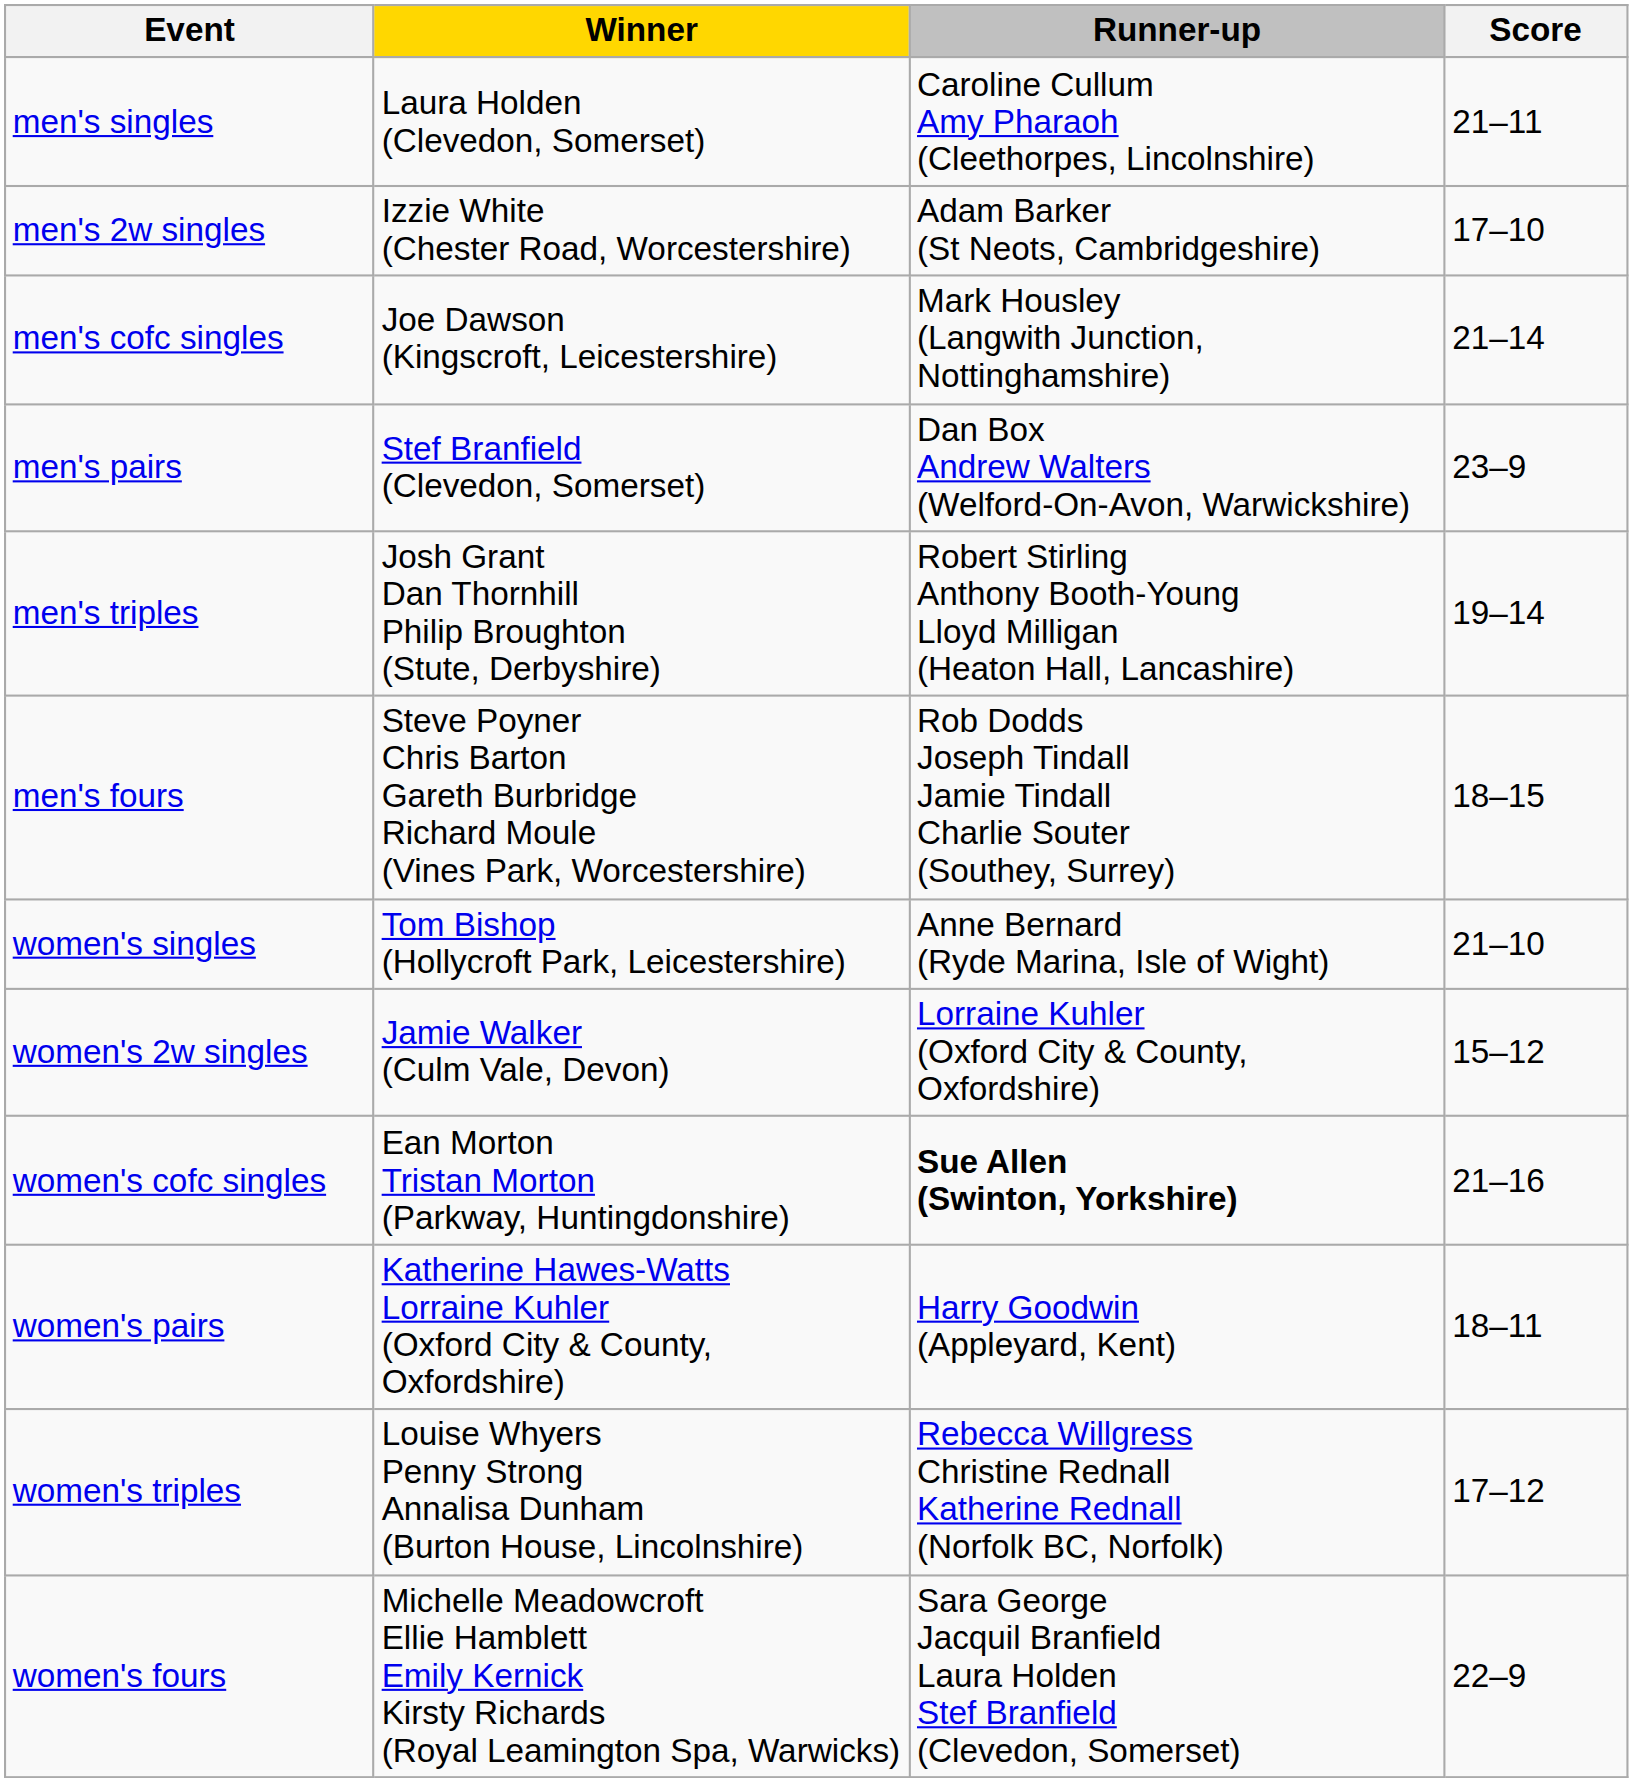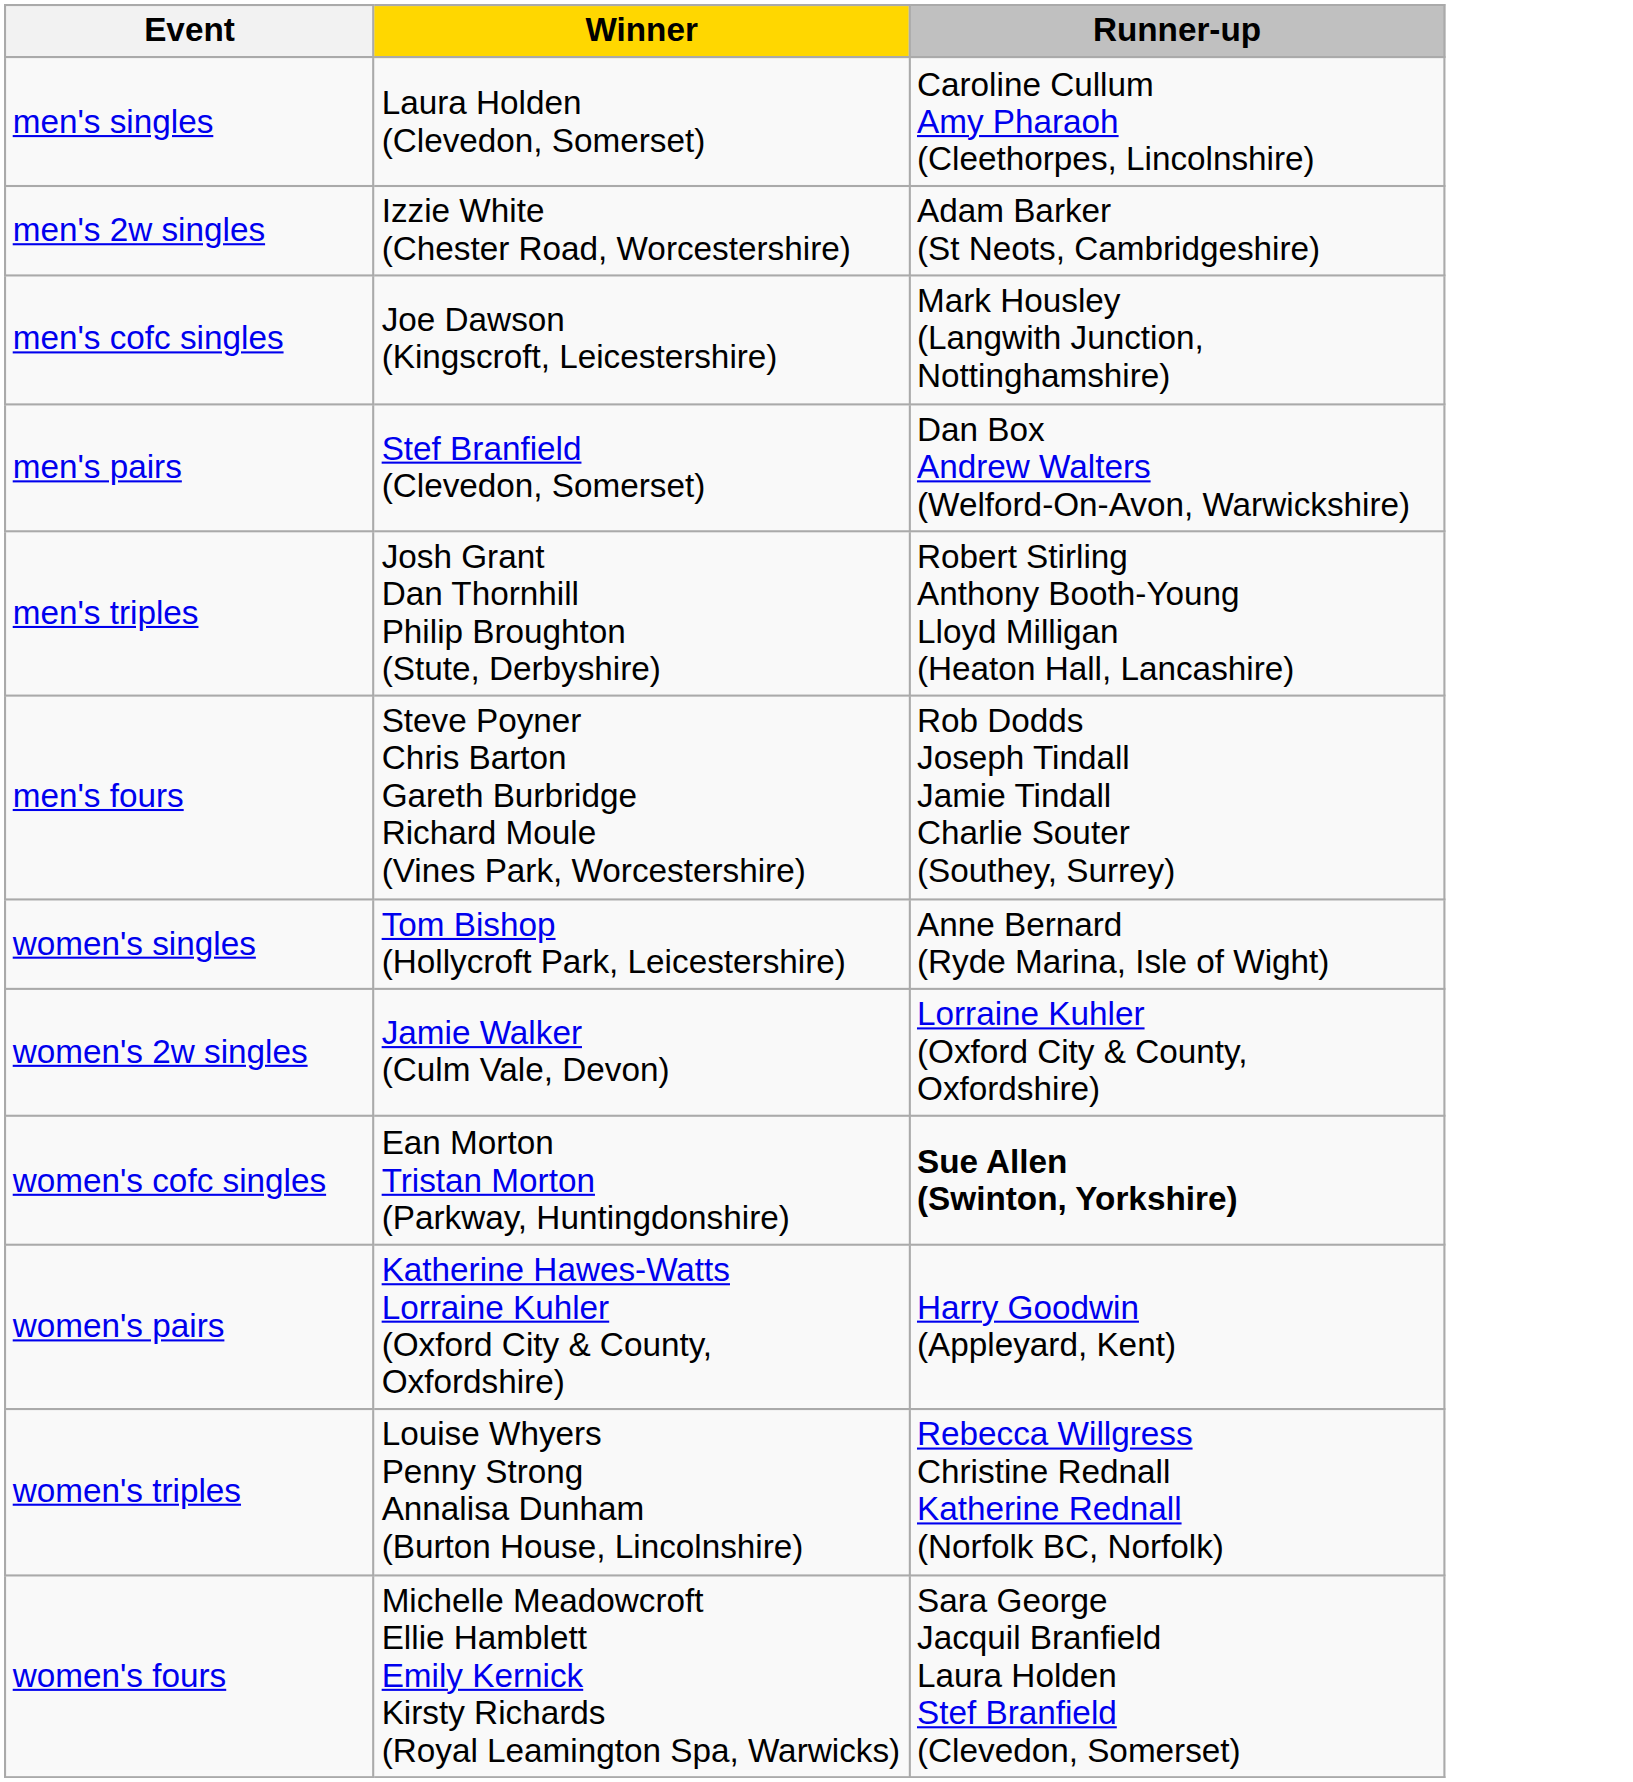- column: (1536, 30)
